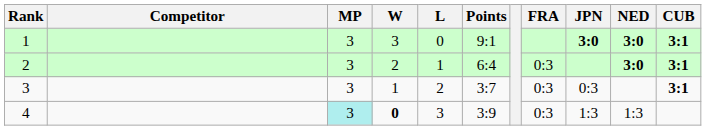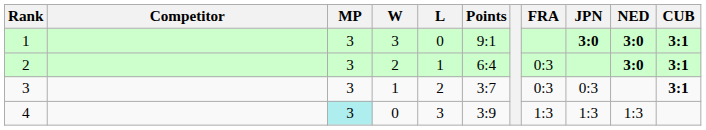(395, 112) bold -> (395, 112) normal
(543, 112) 0:3 -> (543, 112) 1:3
